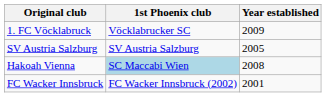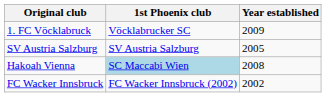(253, 83) 2001 -> (253, 83) 2002
